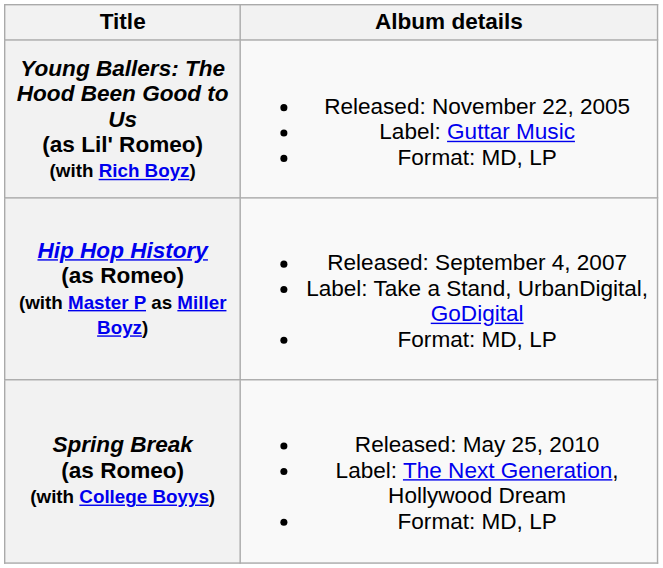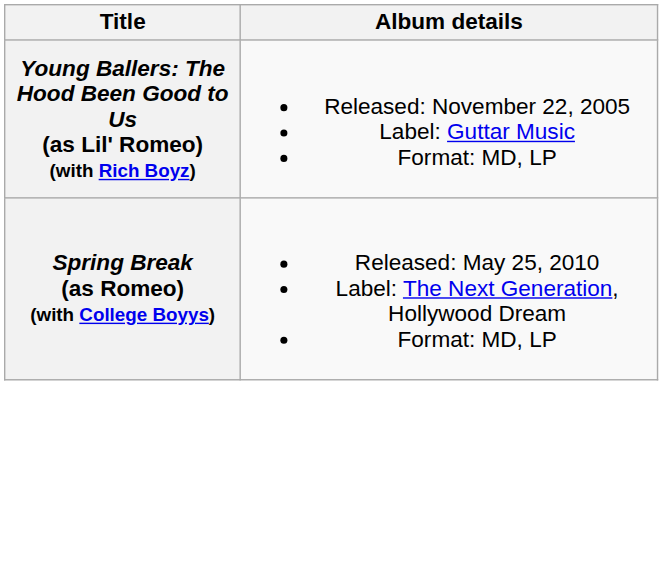- row: (123, 288)
